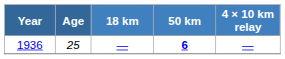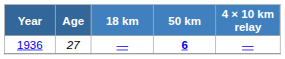(73, 45) 25 -> (73, 45) 27
